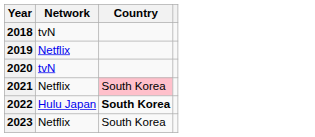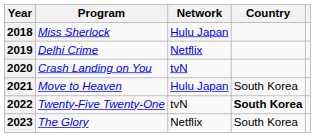+ column: (101, 13)
(47, 31) tvN -> (199, 31) Hulu Japan
(54, 86) Netflix -> (199, 86) Hulu Japan
(134, 86) pink background -> (266, 86) no background
(67, 104) Hulu Japan -> (179, 104) tvN
